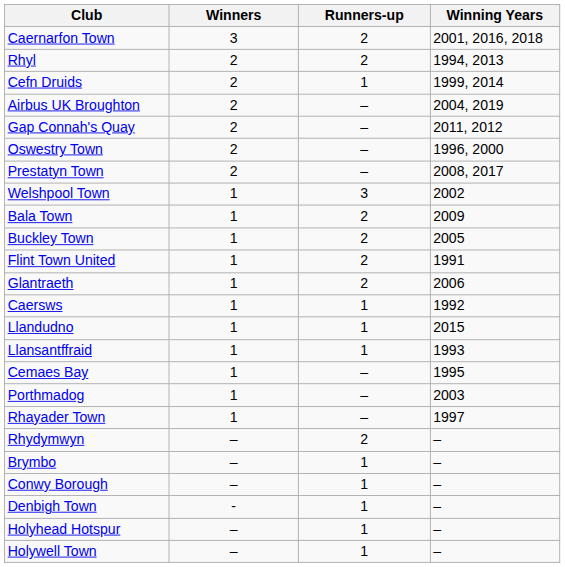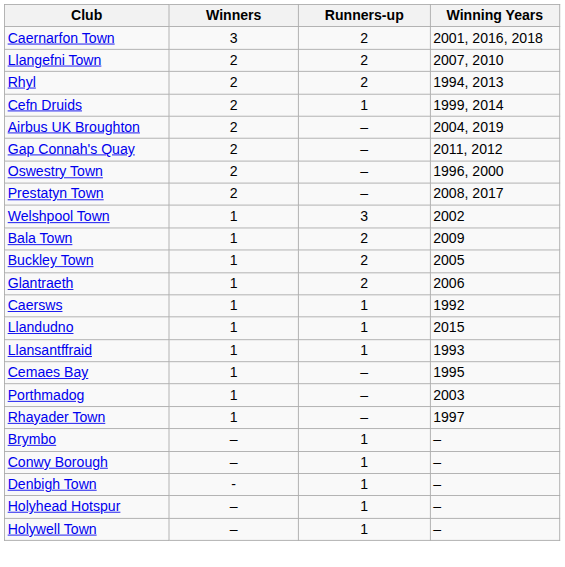+ row: (55, 60)
- row: (62, 261)
- row: (46, 439)
